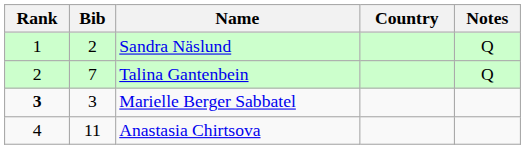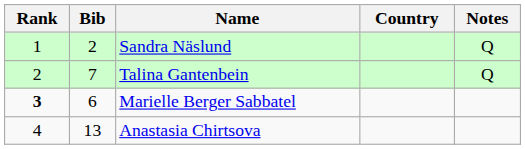(92, 102) 3 -> (92, 102) 6
(92, 130) 11 -> (92, 130) 13
